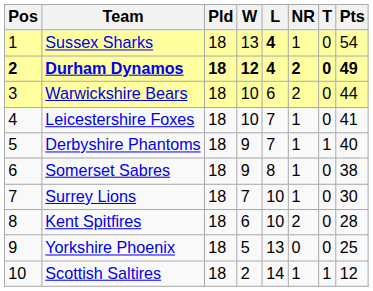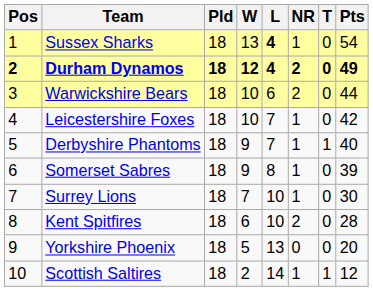(349, 119) 41 -> (349, 119) 42
(349, 171) 38 -> (349, 171) 39
(349, 247) 25 -> (349, 247) 20
